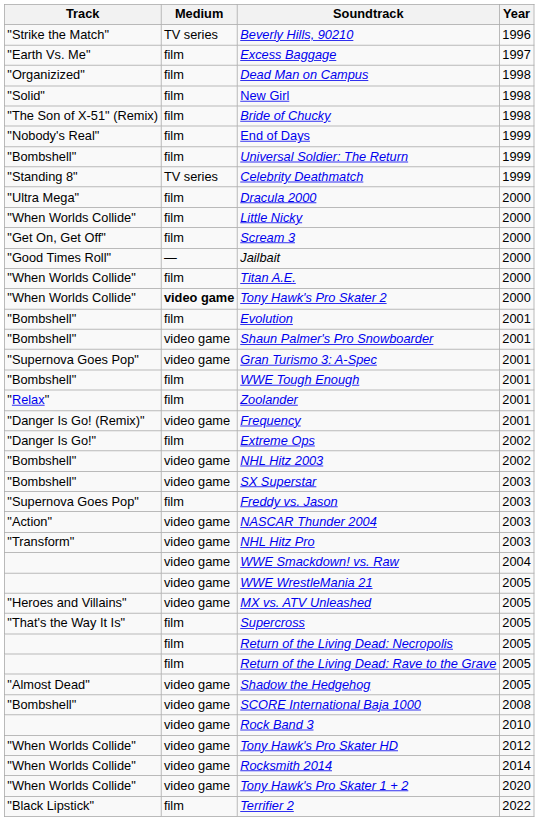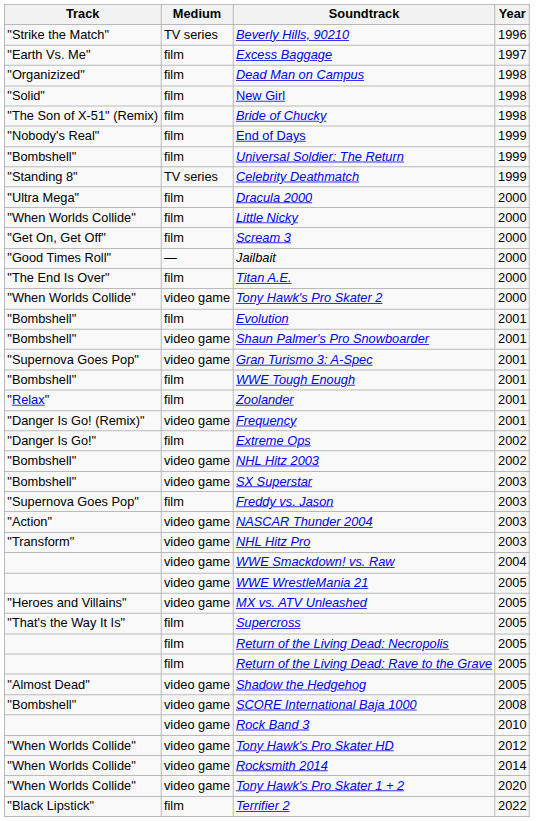(72, 278) "When Worlds Collide" -> (58, 278) "The End Is Over"
(199, 298) bold -> (197, 298) normal
